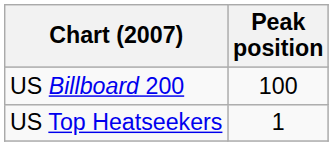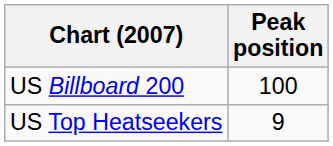(278, 122) 1 -> (278, 122) 9
